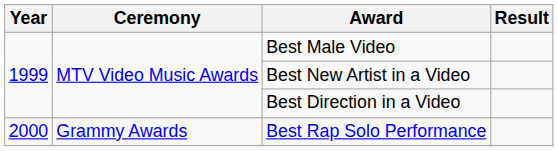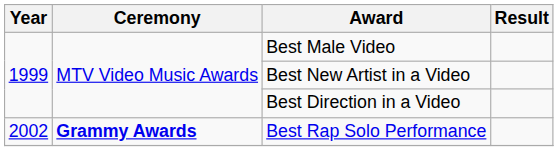(28, 131) 2000 -> (28, 131) 2002
(122, 131) normal -> (126, 131) bold
